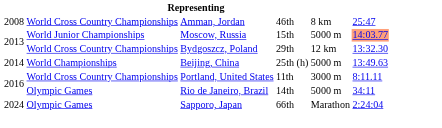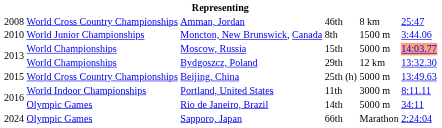+ row: (251, 35)
(86, 35) World Junior Championships -> (72, 49) World Championships
(102, 49) World Cross Country Championships -> (72, 63) World Championships
(14, 63) 2014 -> (14, 77) 2015
(72, 63) World Championships -> (102, 77) World Cross Country Championships
(102, 77) World Cross Country Championships -> (86, 90) World Indoor Championships
